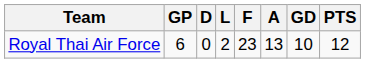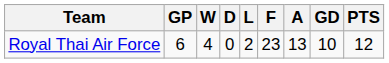+ column: (208, 17)
